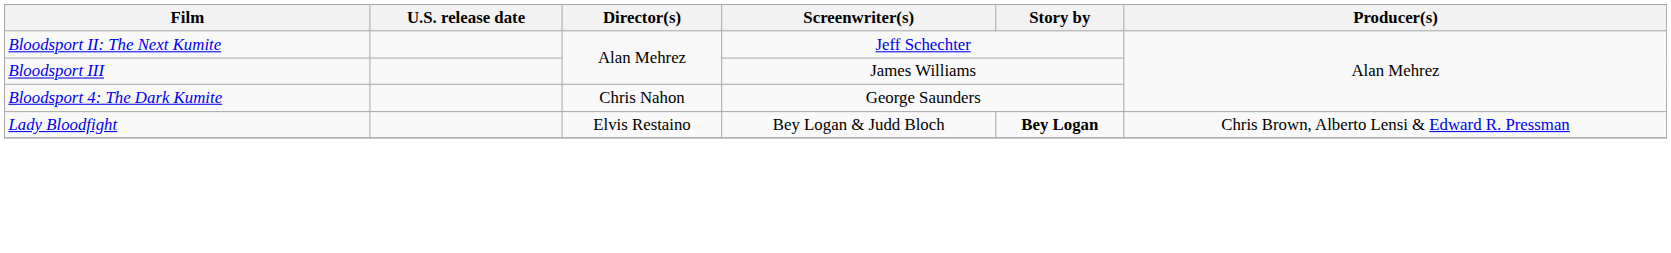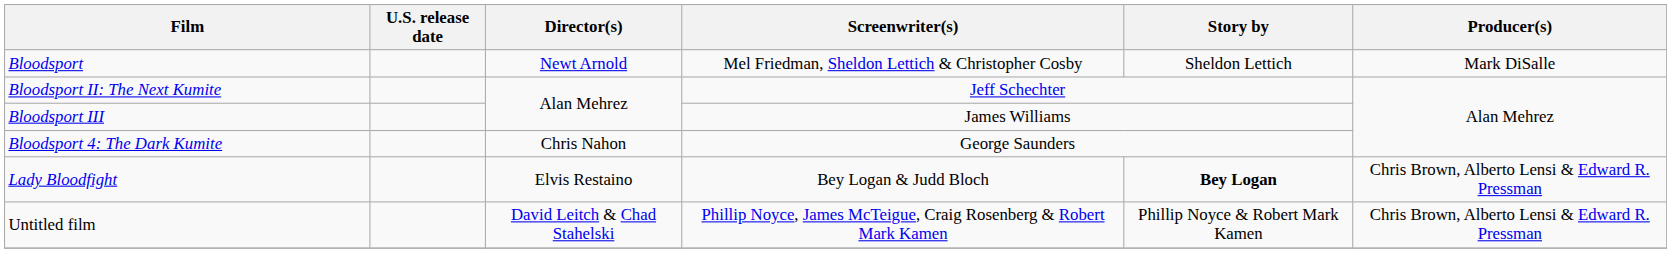+ row: (46, 63)
+ row: (52, 224)
